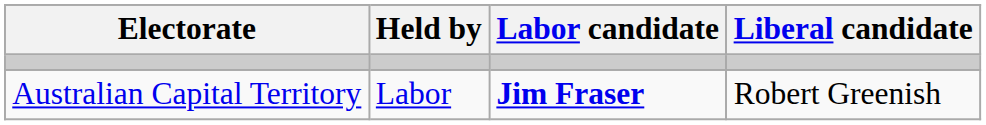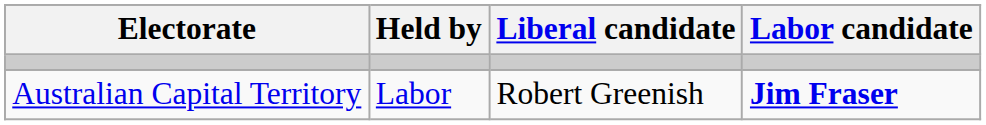columns swapped: (608, 29) <-> (853, 29)
